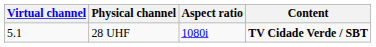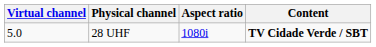(14, 32) 5.1 -> (14, 32) 5.0
